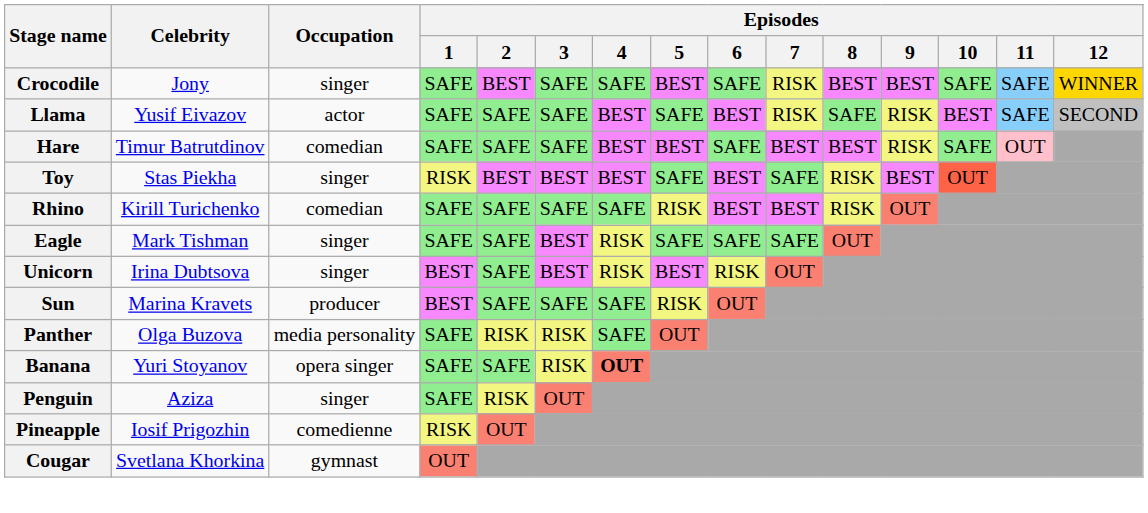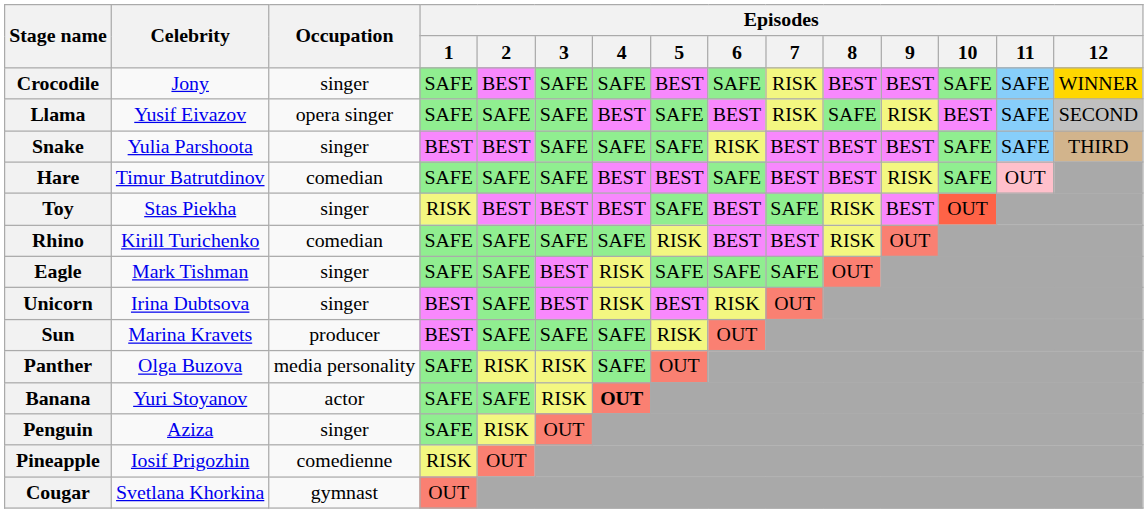(344, 114) actor -> (344, 114) opera singer
+ row: (58, 146)
(344, 366) opera singer -> (344, 397) actor
